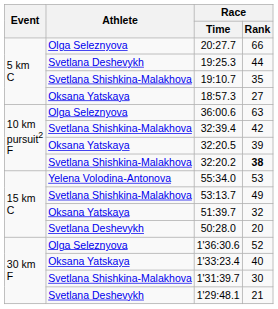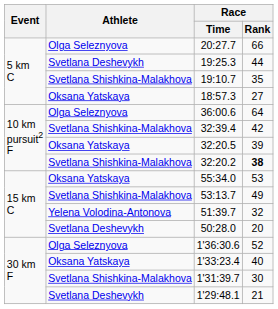(257, 113) 63 -> (257, 113) 64
(110, 179) Yelena Volodina-Antonova -> (89, 179) Oksana Yatskaya
(89, 212) Oksana Yatskaya -> (110, 212) Yelena Volodina-Antonova
